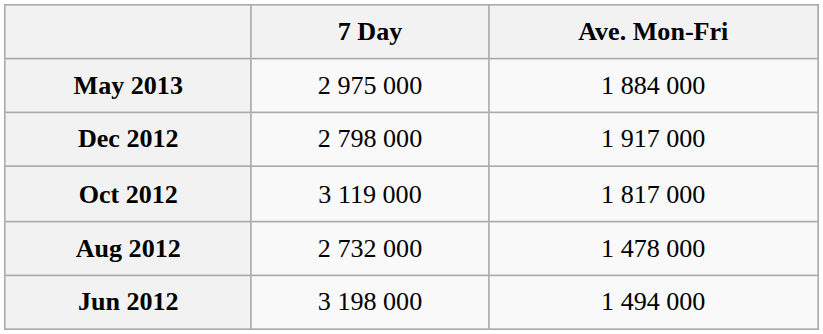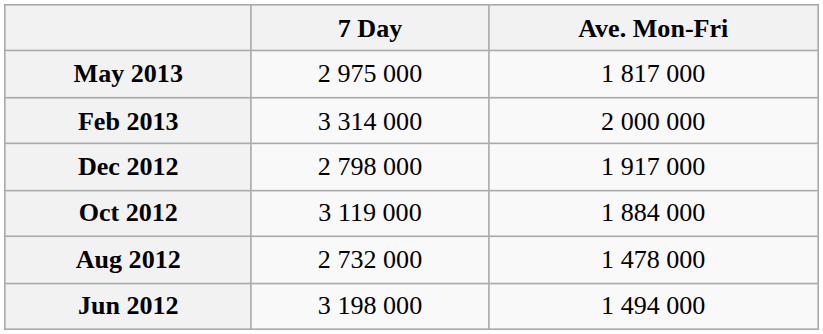(653, 85) 1 884 000 -> (653, 73) 1 817 000
+ row: (128, 120)
(653, 193) 1 817 000 -> (653, 212) 1 884 000
